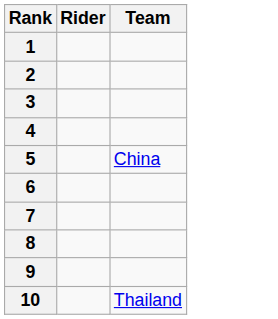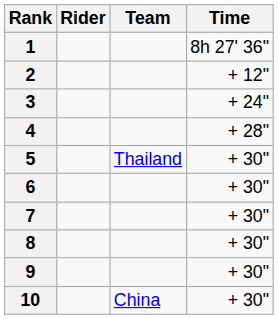+ column: (230, 18)
(137, 159) China -> (148, 159) Thailand
(148, 300) Thailand -> (137, 300) China
